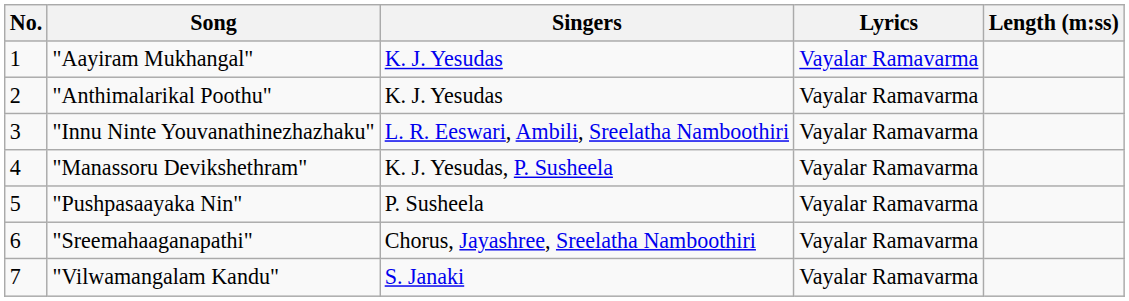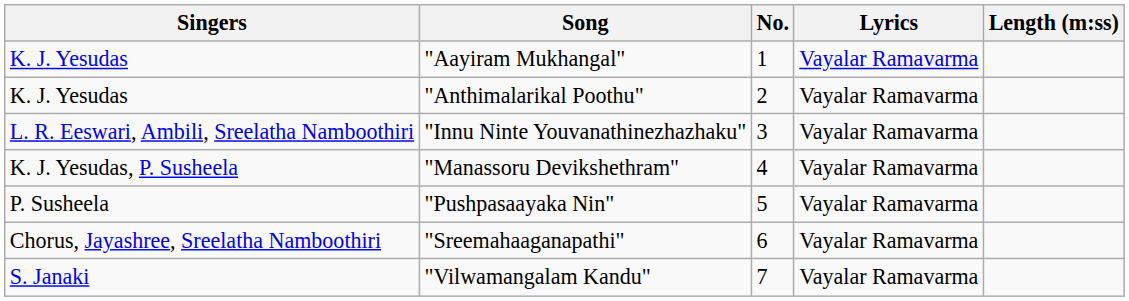columns swapped: (26, 22) <-> (587, 22)
